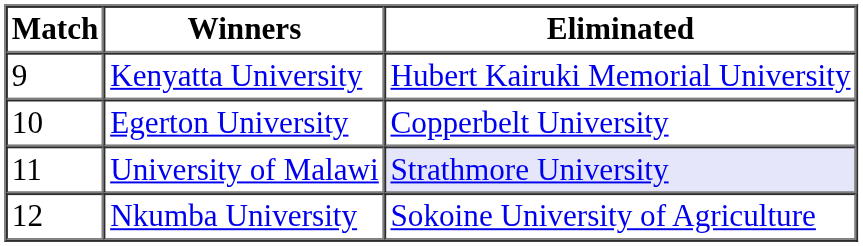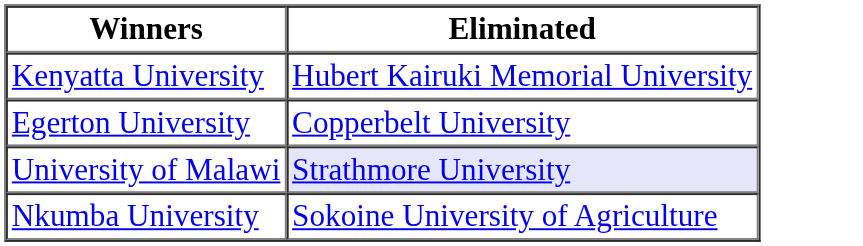- column: (55, 28)
